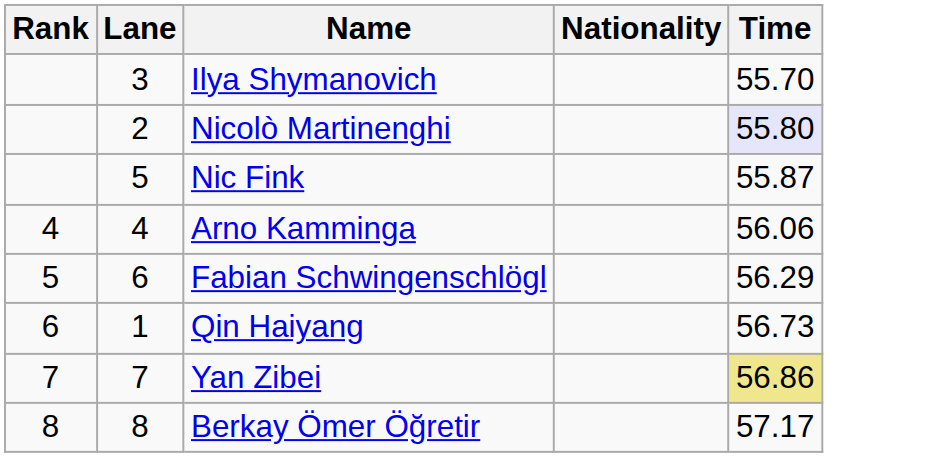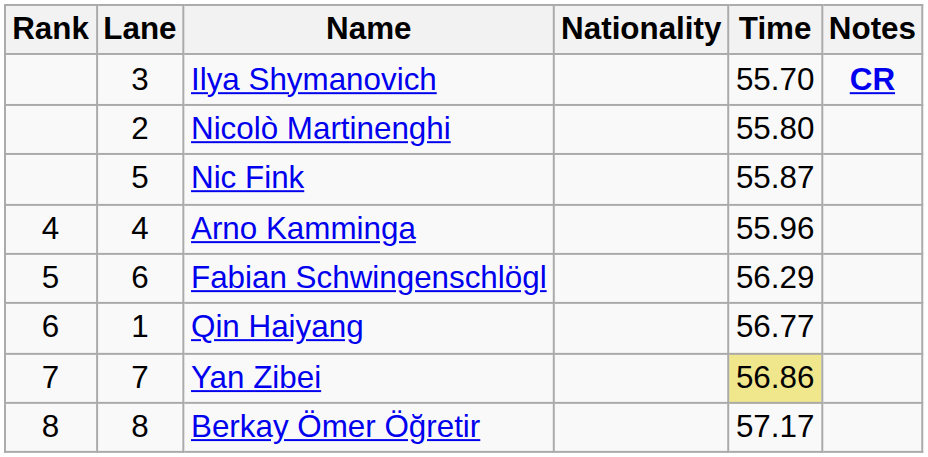+ column: (872, 29)
(775, 128) lavender background -> (775, 128) no background
(775, 228) 56.06 -> (775, 228) 55.96
(775, 327) 56.73 -> (775, 327) 56.77
